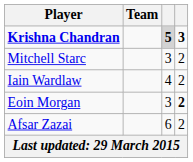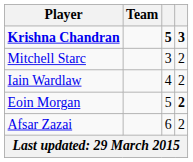(168, 37) lightgrey background -> (168, 37) no background
(168, 102) 3 -> (168, 102) 5
